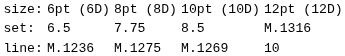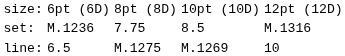(59, 29) 6.5 -> (71, 29) M.1236
(71, 48) M.1236 -> (59, 48) 6.5
